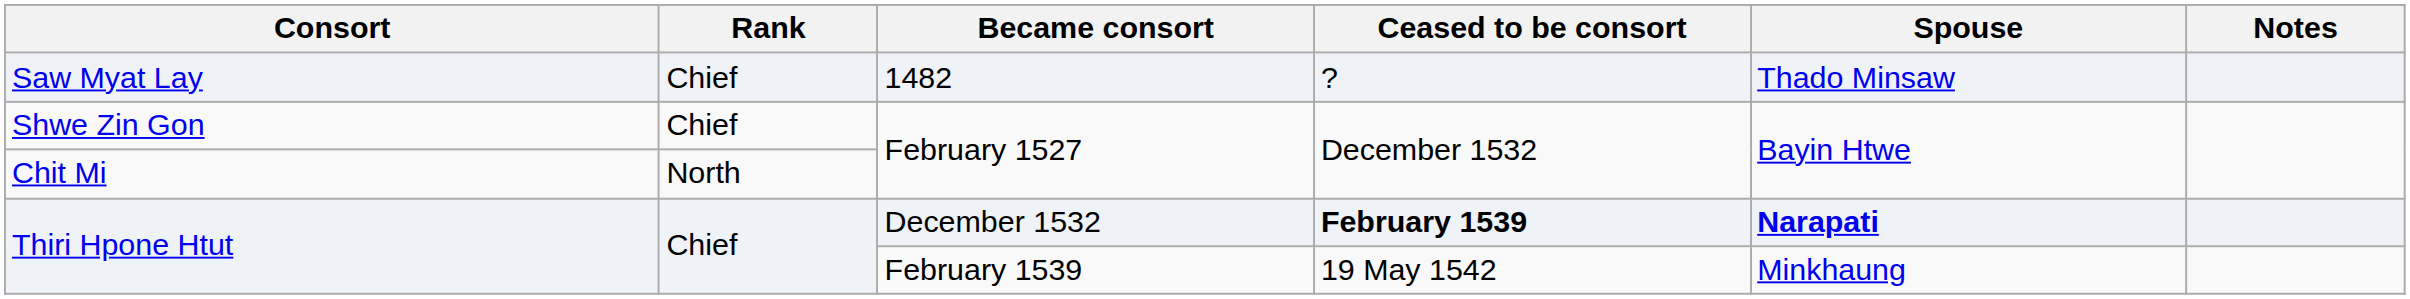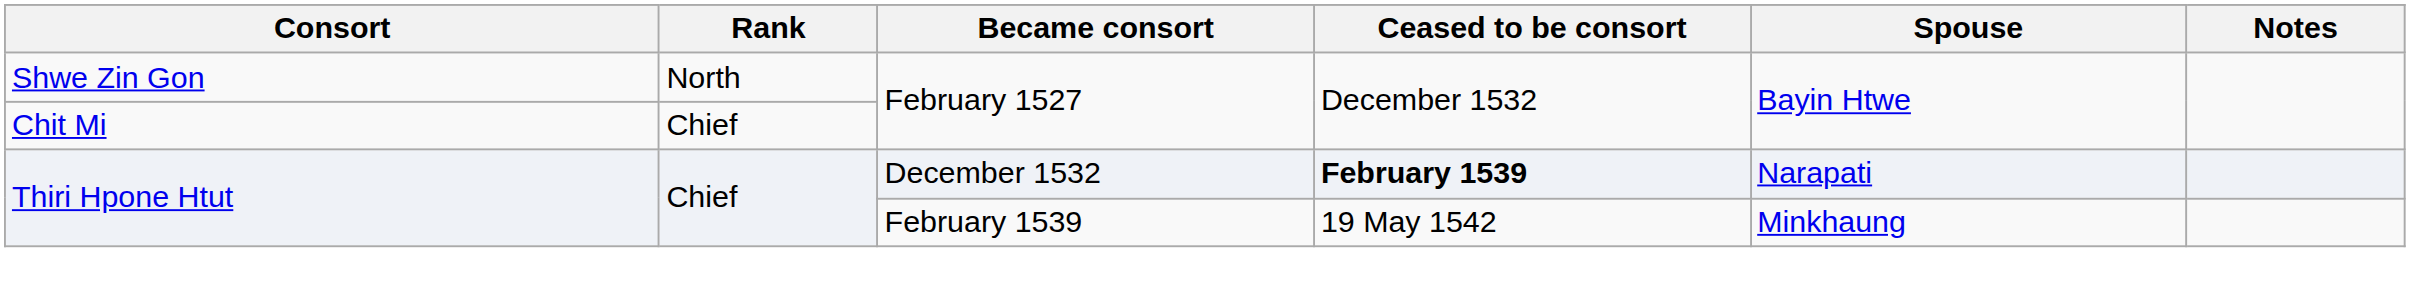- row: (107, 76)
(702, 125) Chief -> (704, 76) North
(704, 173) North -> (702, 125) Chief
(1818, 221) bold -> (1815, 173) normal
